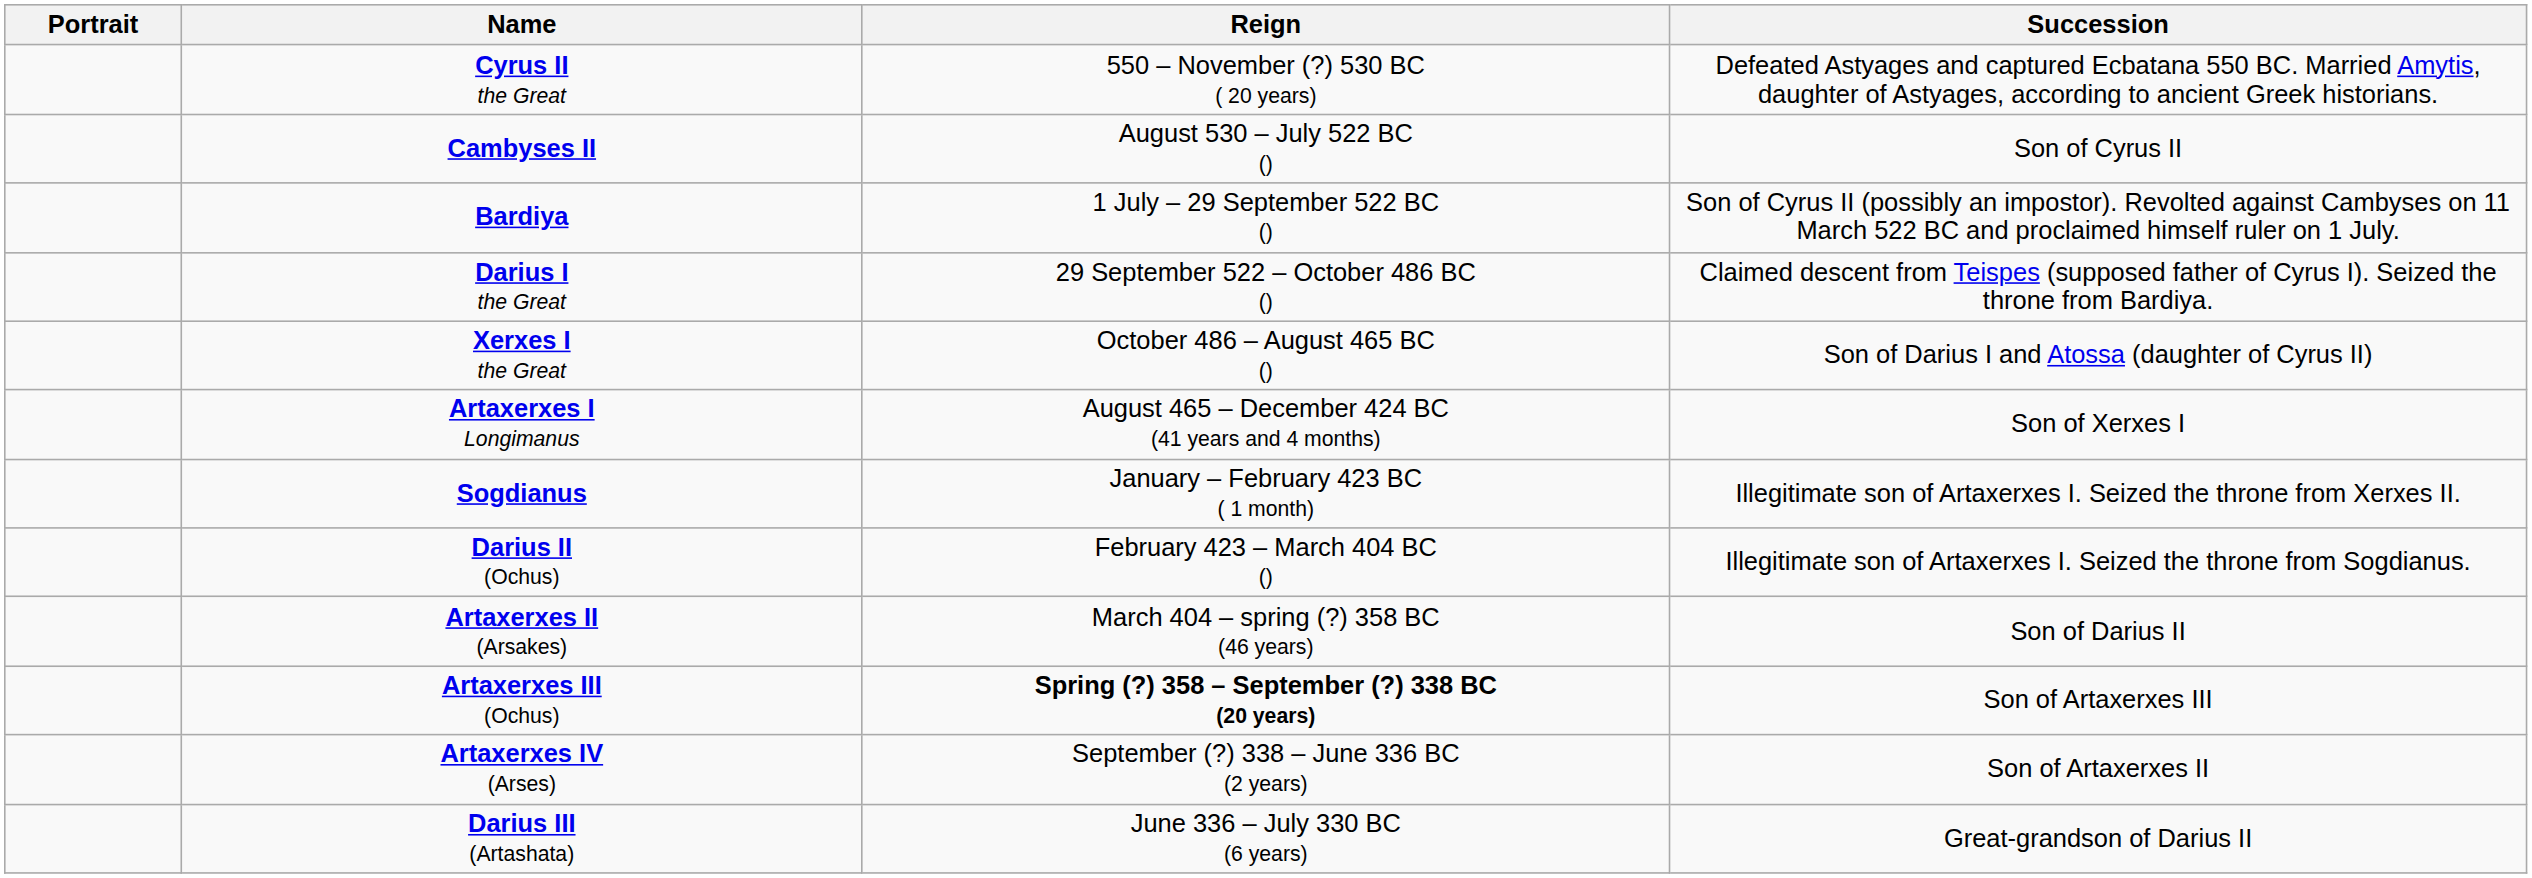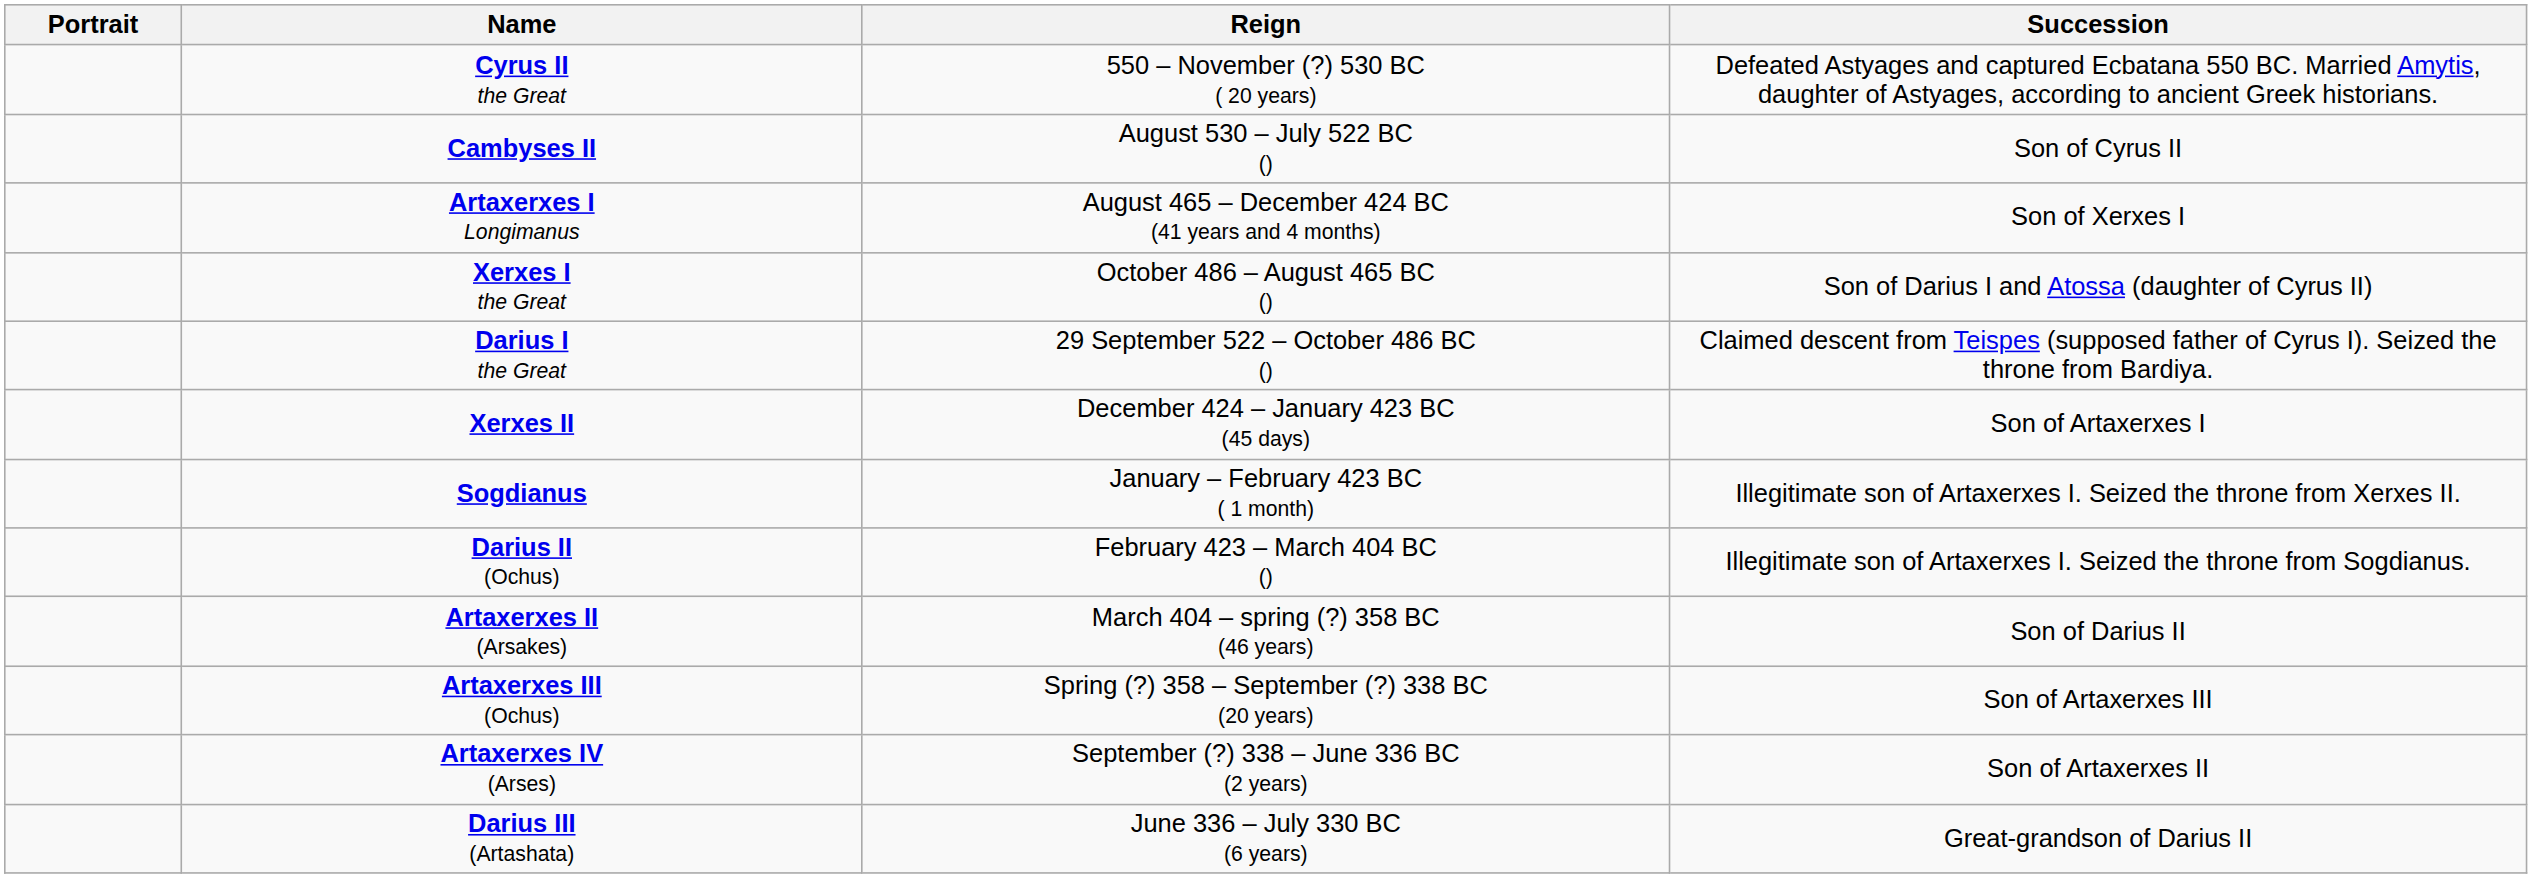- row: (522, 217)
rows swapped: (522, 286) <-> (522, 424)
+ row: (522, 424)
(1266, 700) bold -> (1266, 700) normal
